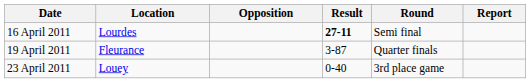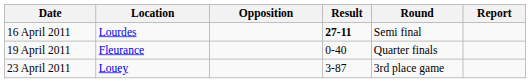(336, 50) 3-87 -> (336, 50) 0-40
(336, 68) 0-40 -> (336, 68) 3-87
